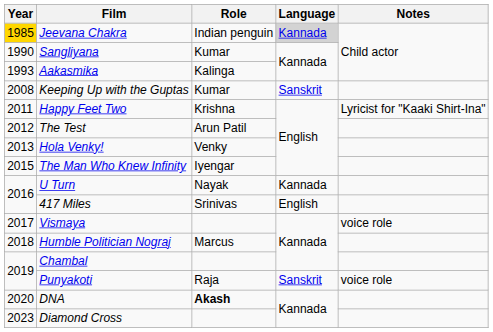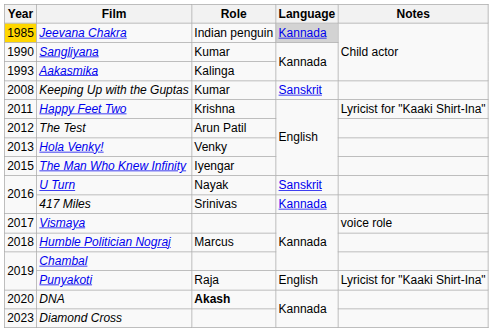(303, 185) Kannada -> (300, 185) Sanskrit
(298, 204) English -> (303, 204) Kannada
(300, 280) Sanskrit -> (298, 280) English
(366, 280) voice role -> (413, 280) Lyricist for "Kaaki Shirt-Ina"
